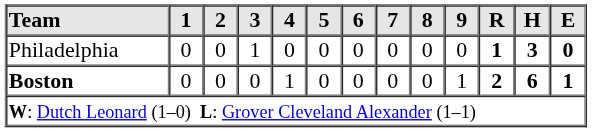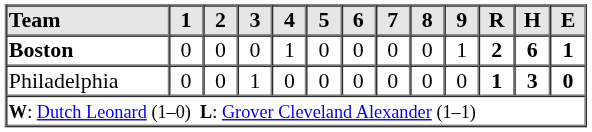rows swapped: (64, 50) <-> (41, 80)
